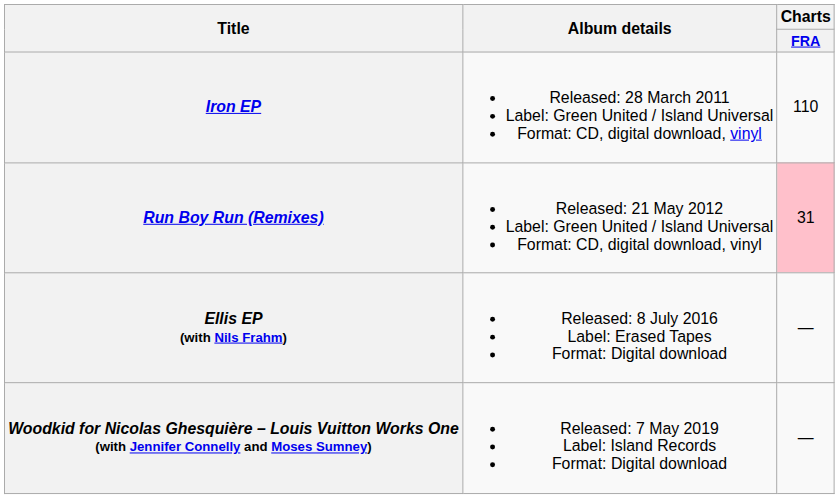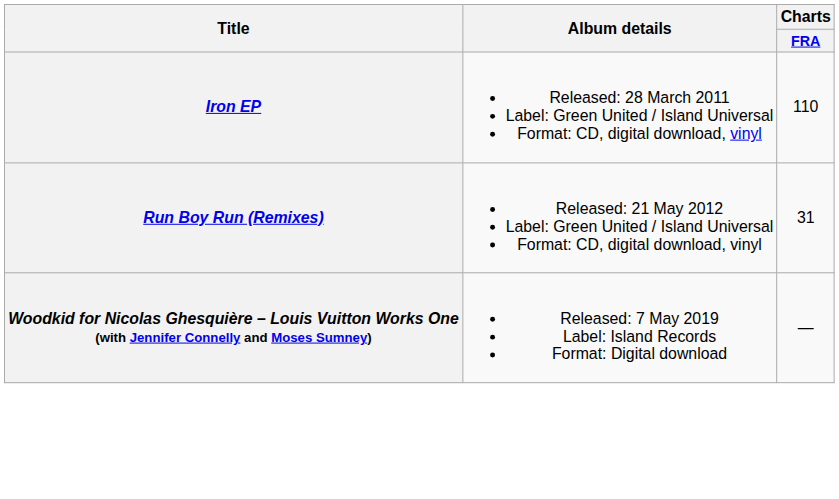(806, 217) pink background -> (806, 217) no background
- row: (233, 327)
